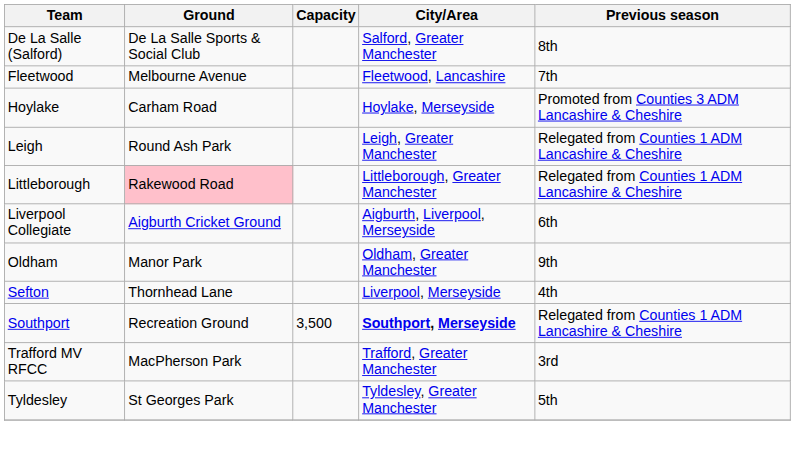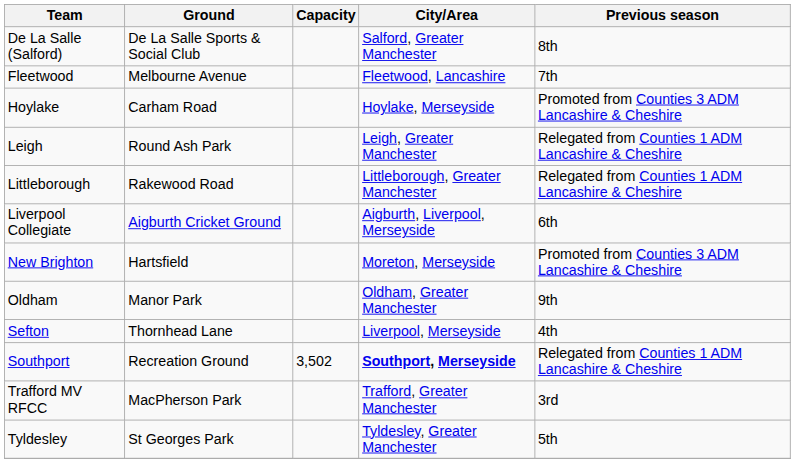(181, 184) pink background -> (181, 184) no background
+ row: (50, 261)
(314, 323) 3,500 -> (314, 361) 3,502
